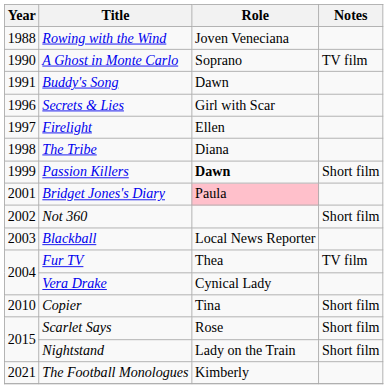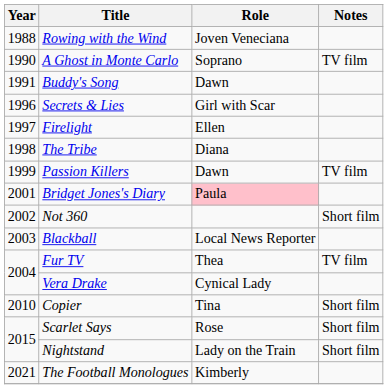(213, 171) bold -> (212, 171) normal
(351, 171) Short film -> (345, 171) TV film
